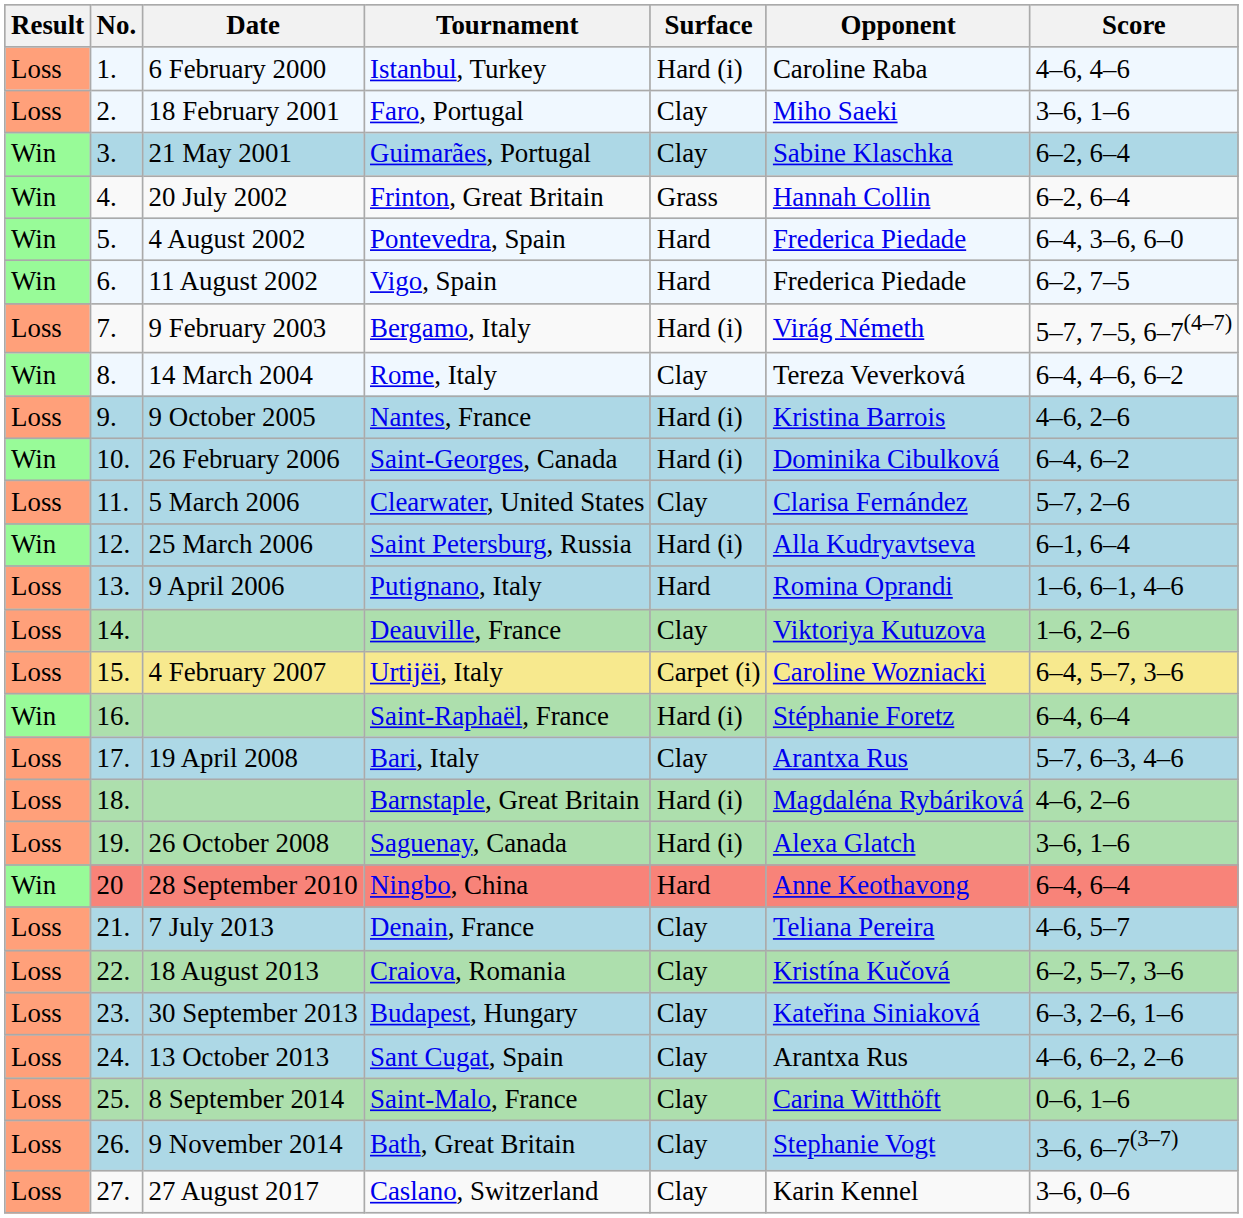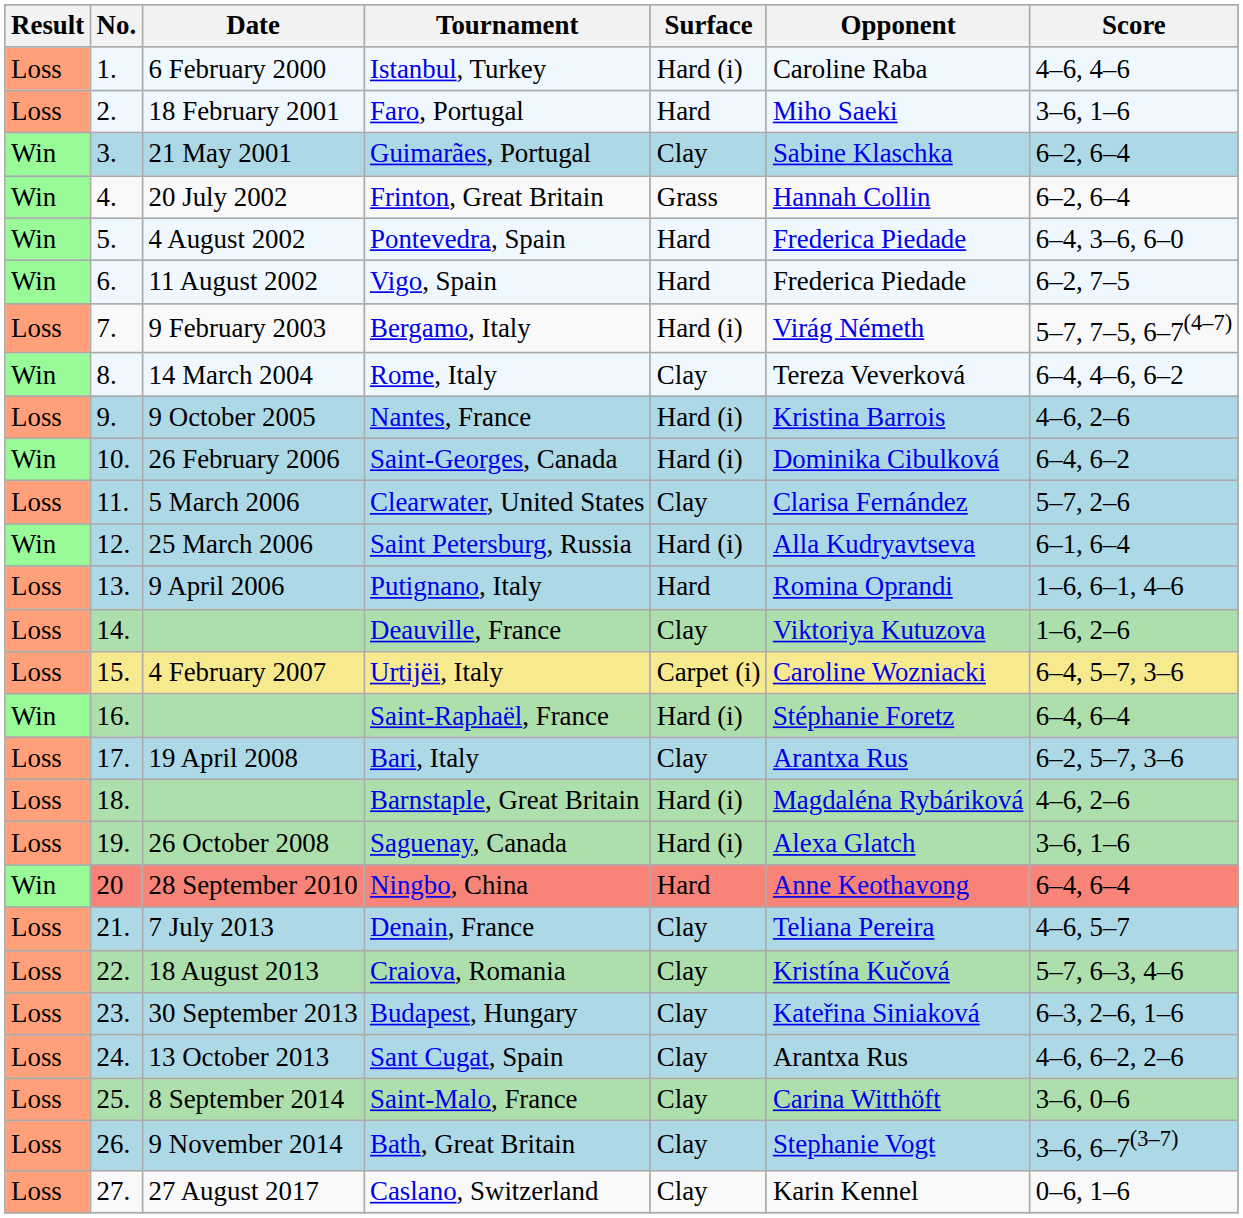(682, 111) Clay -> (684, 111) Hard
(1110, 757) 5–7, 6–3, 4–6 -> (1110, 757) 6–2, 5–7, 3–6
(1110, 970) 6–2, 5–7, 3–6 -> (1110, 970) 5–7, 6–3, 4–6
(1083, 1098) 0–6, 1–6 -> (1083, 1098) 3–6, 0–6
(1083, 1191) 3–6, 0–6 -> (1083, 1191) 0–6, 1–6
